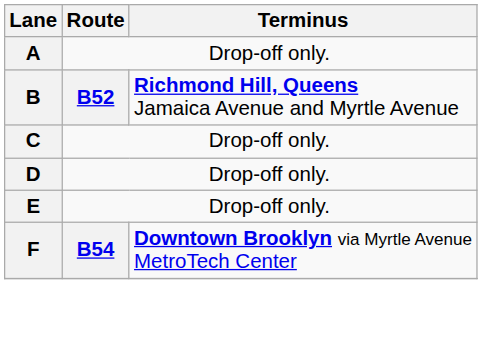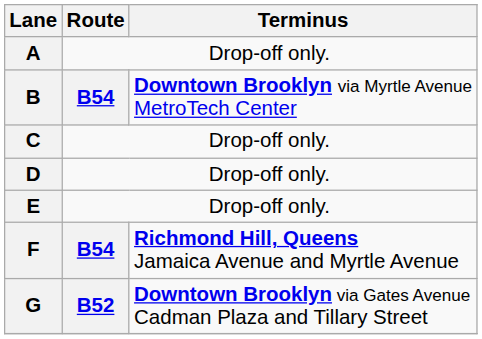(96, 97) B52 -> (96, 97) B54
(296, 97) Richmond Hill, Queens Jamaica Avenue and Myrtle Avenue -> (303, 97) Downtown Brooklyn via Myrtle Avenue MetroTech Center
(303, 250) Downtown Brooklyn via Myrtle Avenue MetroTech Center -> (296, 250) Richmond Hill, Queens Jamaica Avenue and Myrtle Avenue
+ row: (33, 305)
